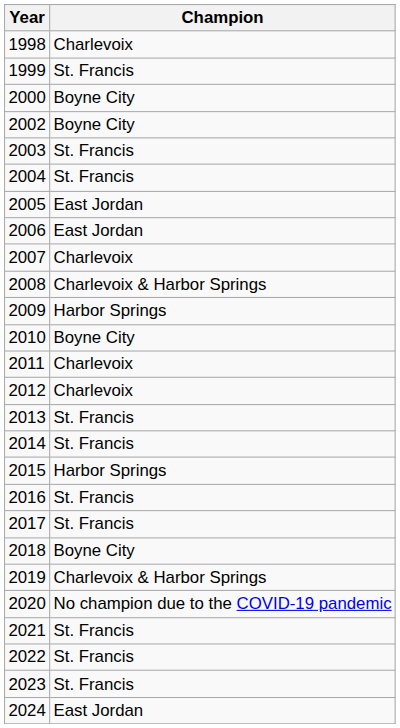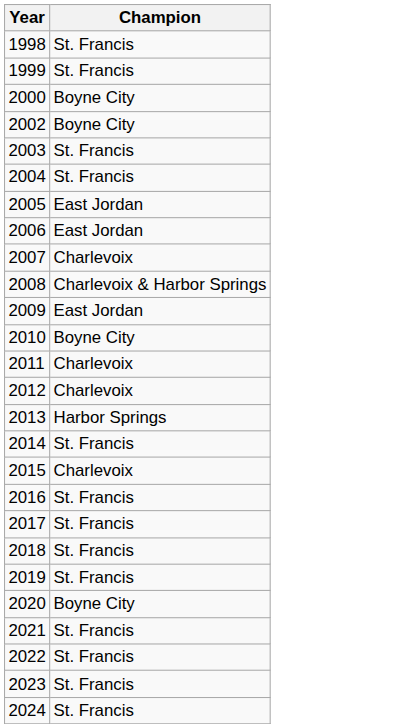(93, 44) Charlevoix -> (94, 44) St. Francis
(110, 310) Harbor Springs -> (98, 310) East Jordan
(94, 417) St. Francis -> (110, 417) Harbor Springs
(110, 470) Harbor Springs -> (93, 470) Charlevoix
(94, 550) Boyne City -> (94, 550) St. Francis
(160, 577) Charlevoix & Harbor Springs -> (94, 577) St. Francis
(223, 603) No champion due to the COVID-19 pandemic -> (94, 603) Boyne City
(98, 710) East Jordan -> (94, 710) St. Francis
